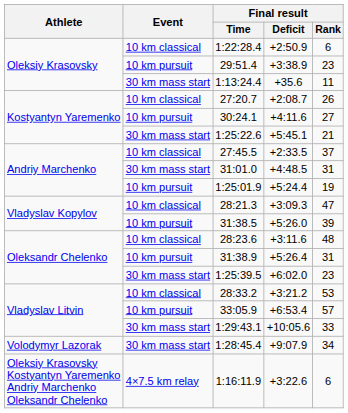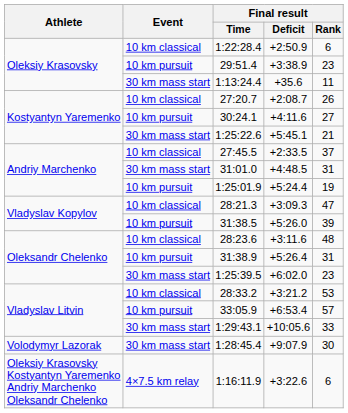(328, 345) 34 -> (328, 345) 30
